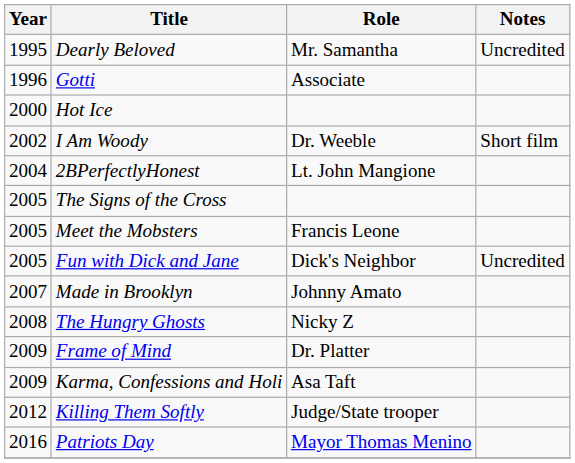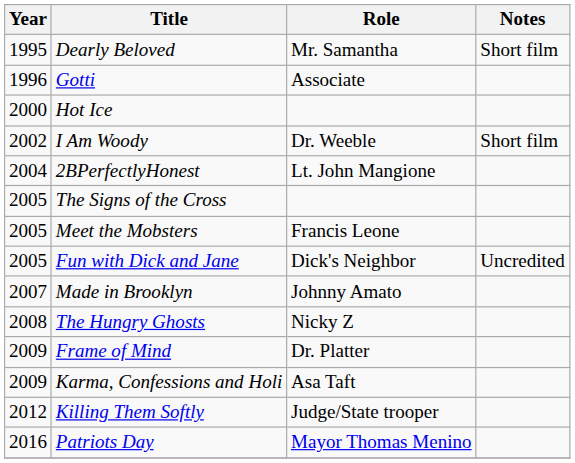(523, 49) Uncredited -> (519, 49) Short film
